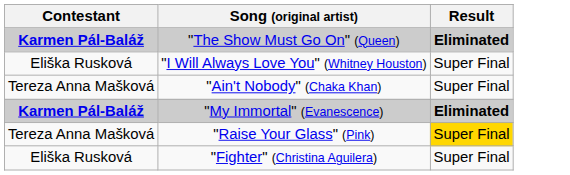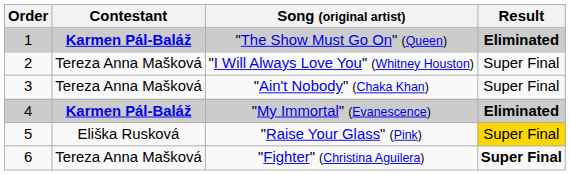+ column: (28, 16)
(81, 63) Eliška Rusková -> (128, 63) Tereza Anna Mašková
(81, 134) Tereza Anna Mašková -> (128, 134) Eliška Rusková
(81, 157) Eliška Rusková -> (128, 157) Tereza Anna Mašková
(472, 157) normal -> (521, 157) bold
